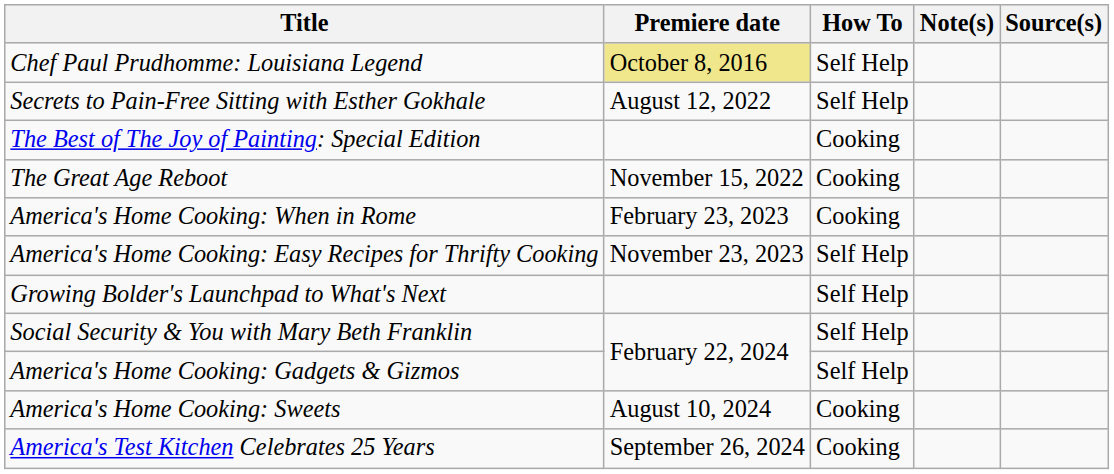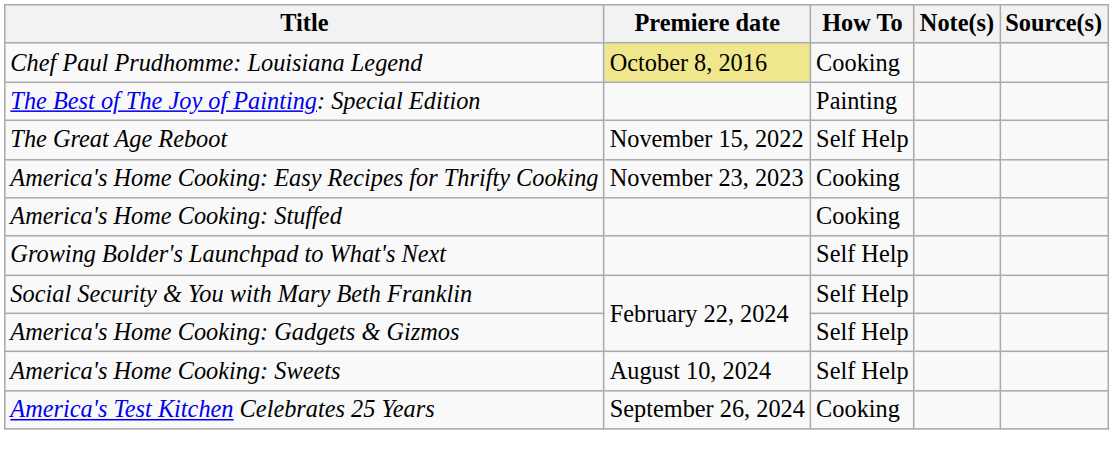(862, 62) Self Help -> (858, 62) Cooking
- row: (248, 100)
(858, 139) Cooking -> (857, 100) Painting
(858, 178) Cooking -> (862, 139) Self Help
- row: (213, 216)
(862, 255) Self Help -> (858, 178) Cooking
+ row: (176, 216)
(858, 409) Cooking -> (862, 370) Self Help
